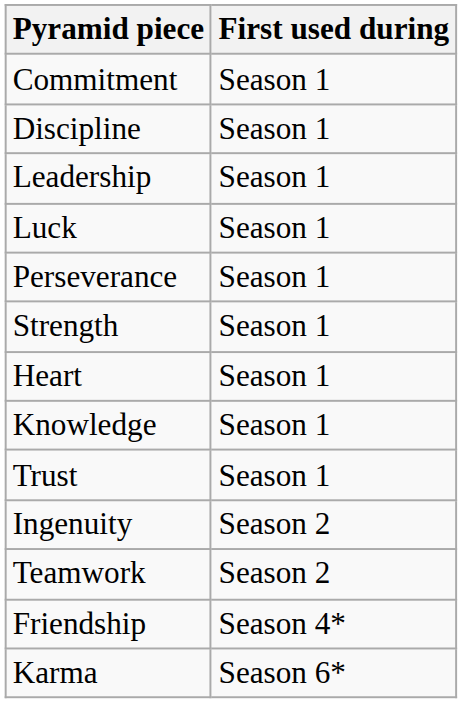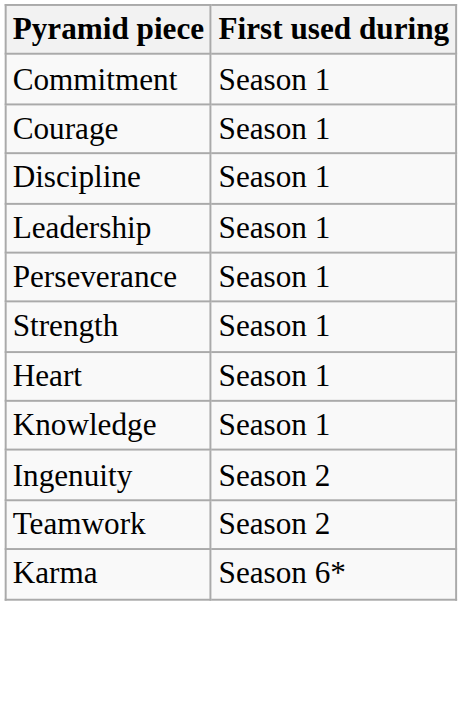+ row: (66, 128)
- row: (45, 227)
- row: (45, 474)
- row: (79, 623)
